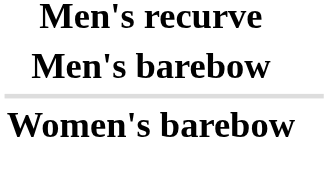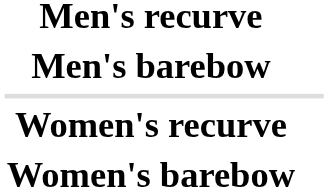+ row: (151, 125)
